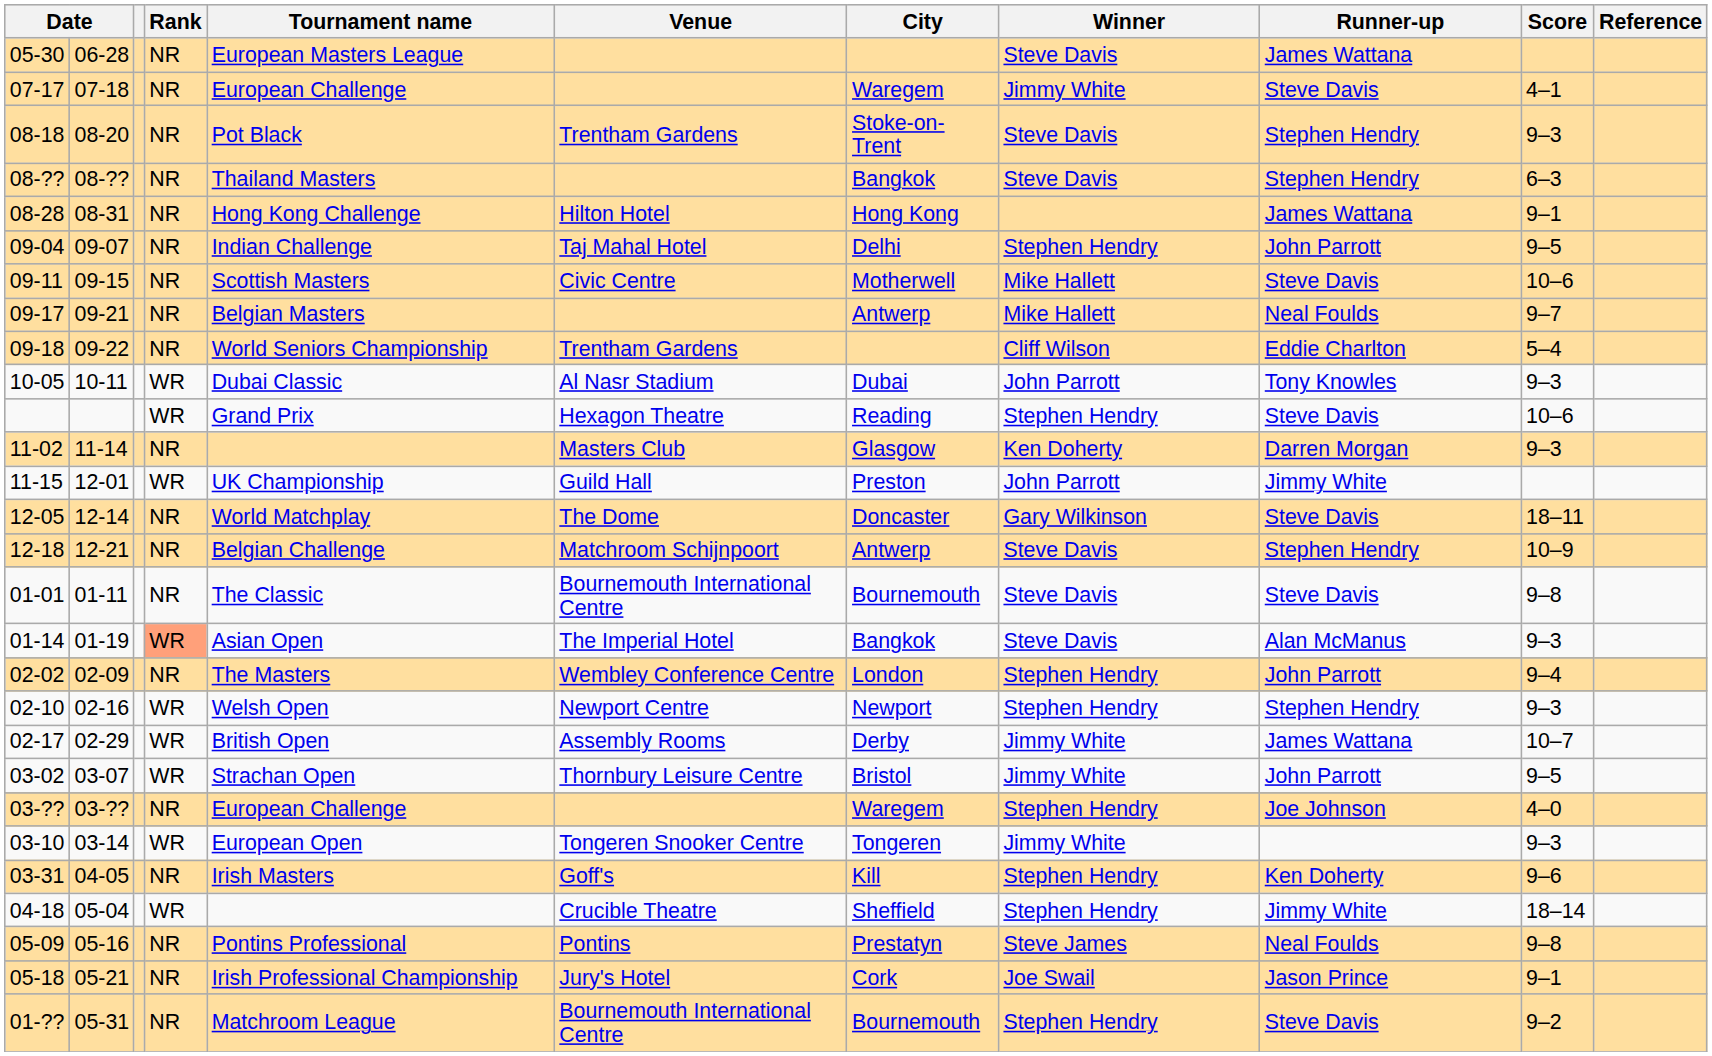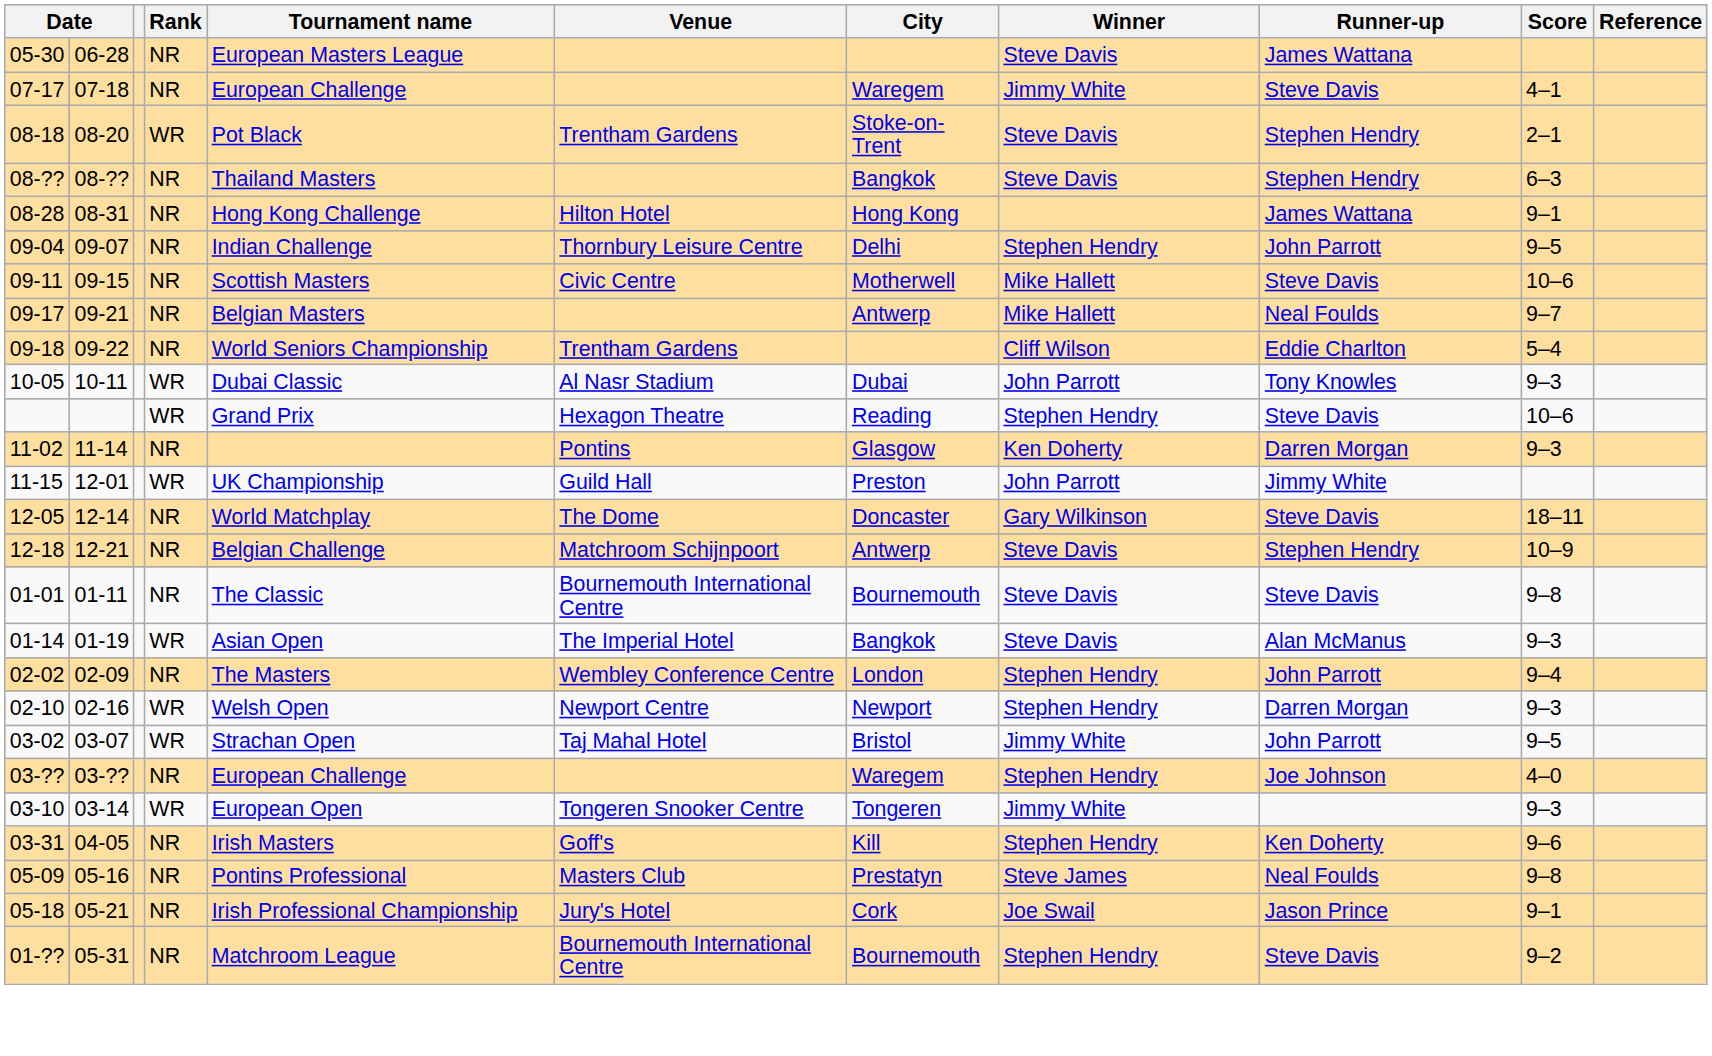(165, 134) NR -> (167, 134) WR
(1544, 134) 9–3 -> (1544, 134) 2–1
(633, 247) Taj Mahal Hotel -> (681, 247) Thornbury Leisure Centre
(622, 449) Masters Club -> (595, 449) Pontins
(167, 640) lightsalmon background -> (167, 640) no background
(1342, 708) Stephen Hendry -> (1337, 708) Darren Morgan
- row: (37, 741)
(681, 775) Thornbury Leisure Centre -> (633, 741) Taj Mahal Hotel
- row: (37, 910)
(595, 943) Pontins -> (622, 876) Masters Club
